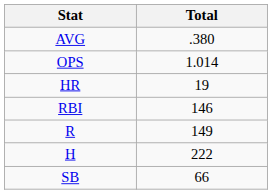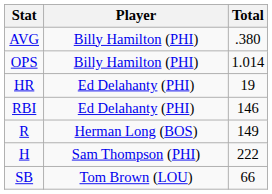+ column: (136, 16)
